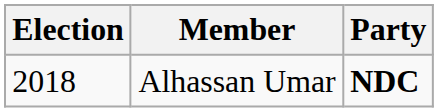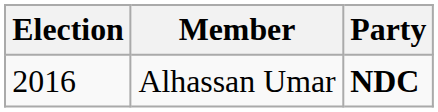(44, 80) 2018 -> (44, 80) 2016
